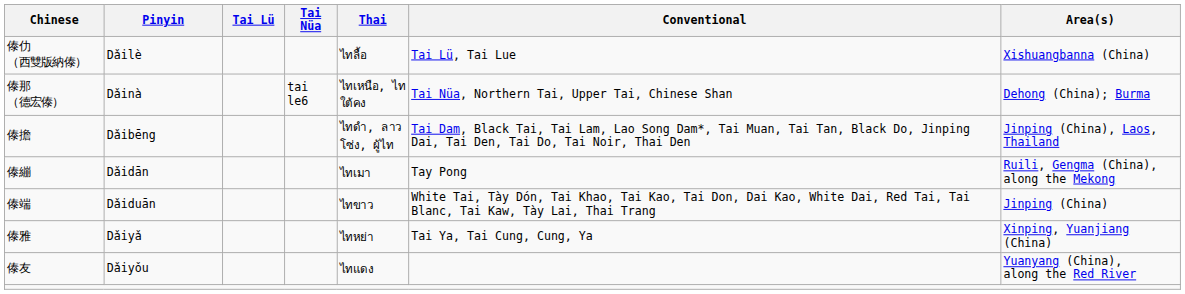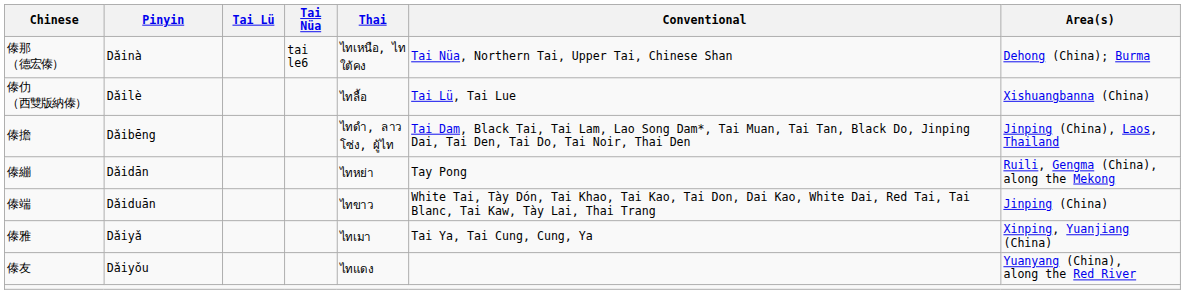rows swapped: (47, 55) <-> (35, 94)
(355, 173) ไทเมา -> (357, 173) ไทหย่า
(357, 237) ไทหย่า -> (355, 237) ไทเมา
